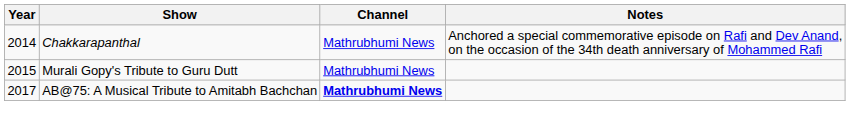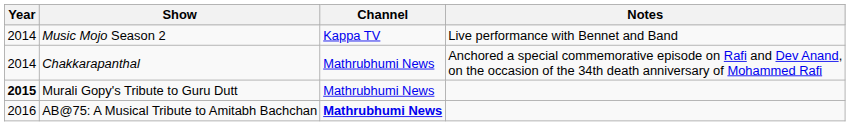+ row: (104, 35)
(22, 70) normal -> (22, 91) bold
(22, 91) 2017 -> (22, 111) 2016
